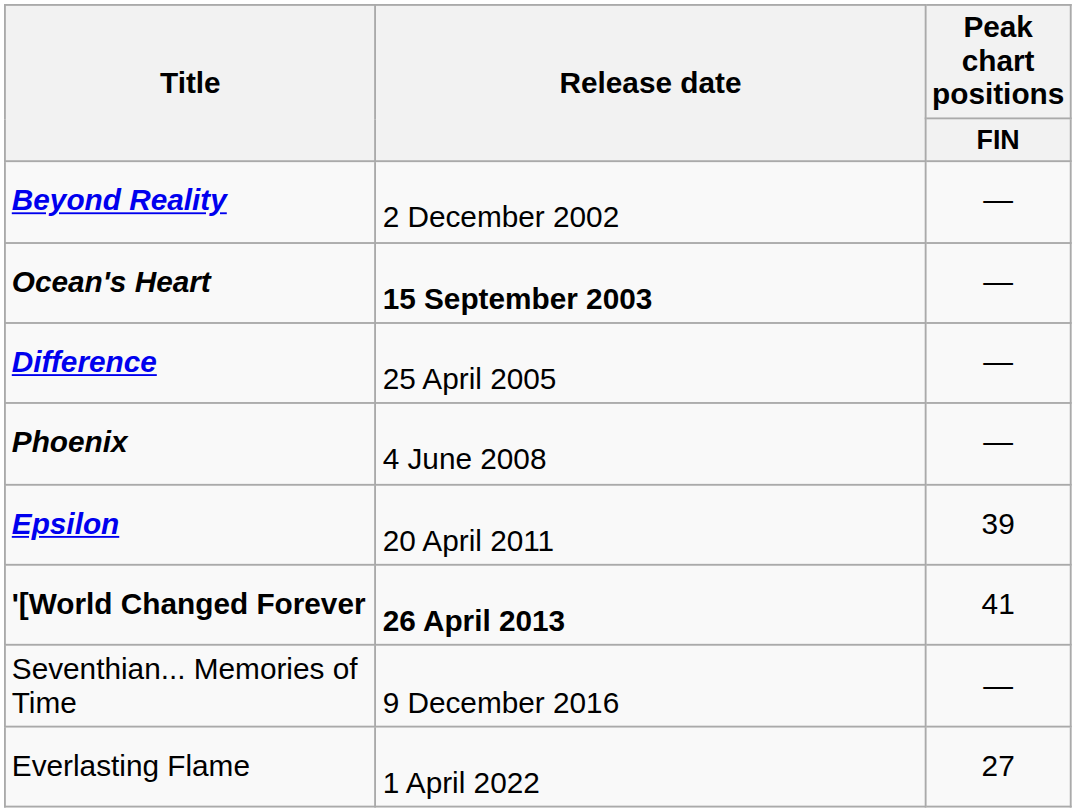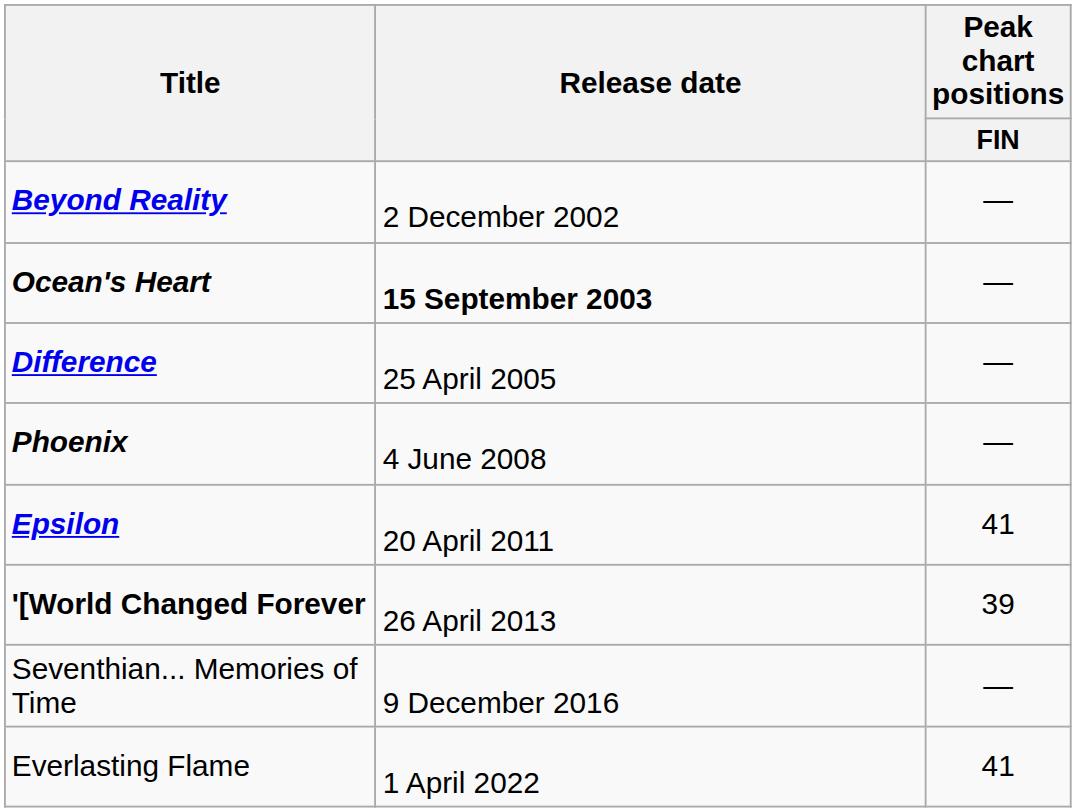(998, 524) 39 -> (998, 524) 41
(474, 621) bold -> (469, 621) normal
(998, 604) 41 -> (998, 604) 39
(998, 766) 27 -> (998, 766) 41
